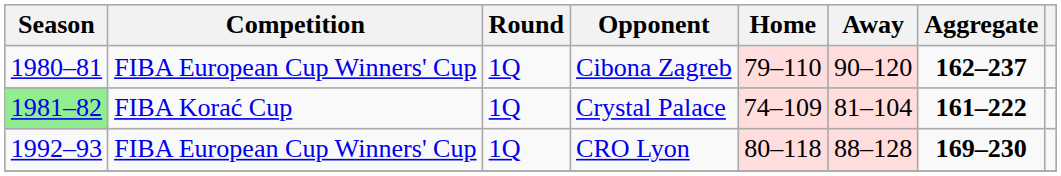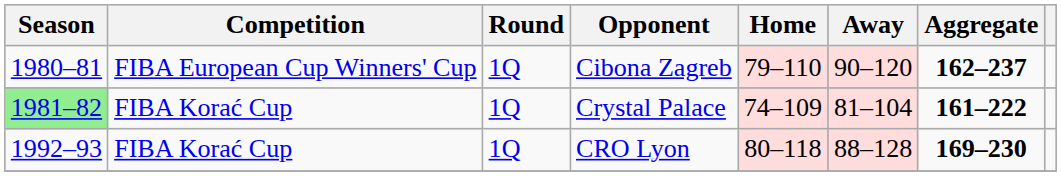(295, 149) FIBA European Cup Winners' Cup -> (203, 149) FIBA Korać Cup
